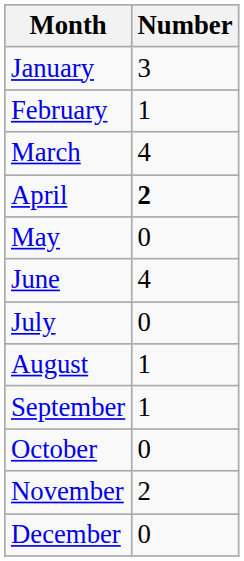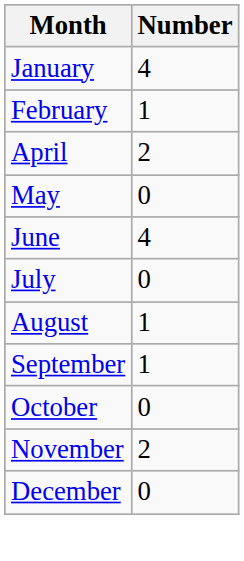(144, 68) 3 -> (144, 68) 4
- row: (46, 152)
(144, 195) bold -> (144, 152) normal
